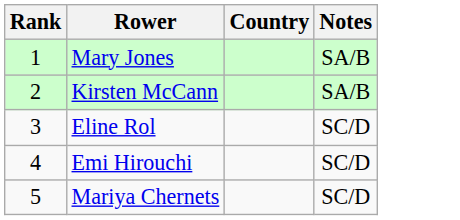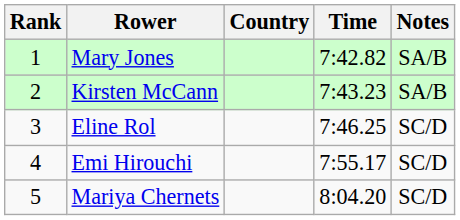+ column: (353, 22)
